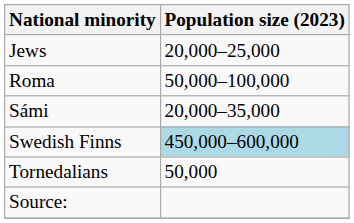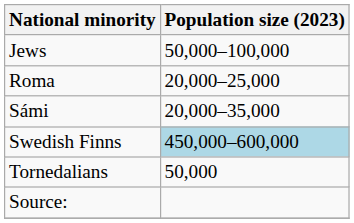(222, 50) 20,000–25,000 -> (227, 50) 50,000–100,000
(227, 80) 50,000–100,000 -> (222, 80) 20,000–25,000
